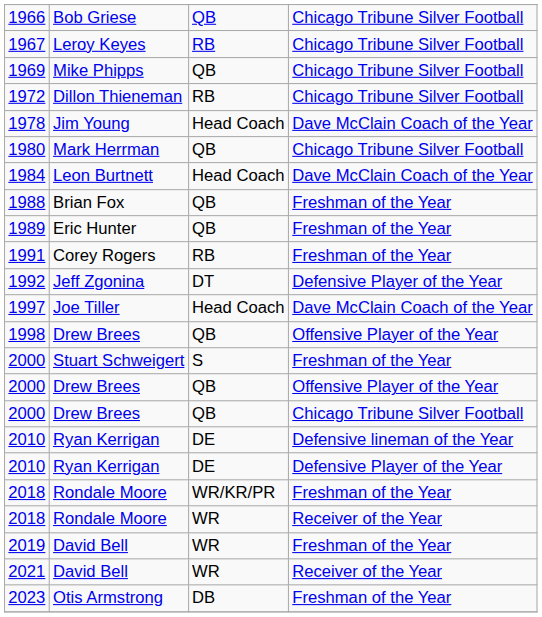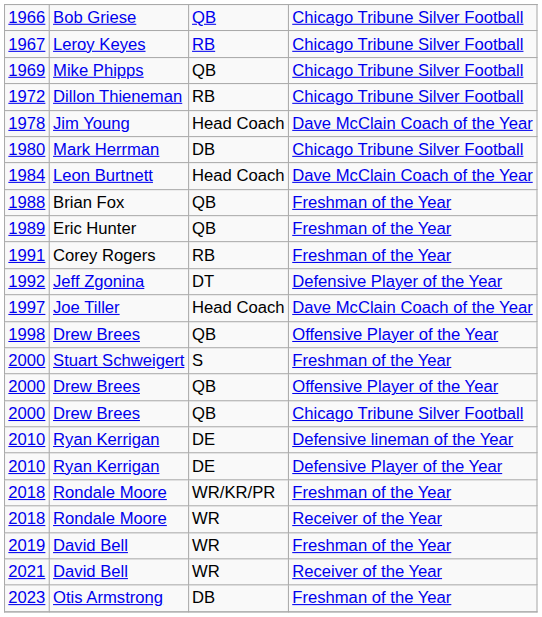(204, 149) QB -> (204, 149) DB
